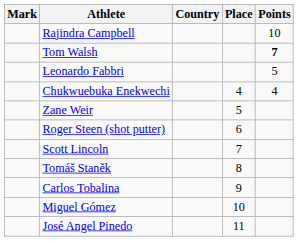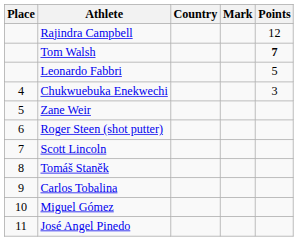columns swapped: (239, 14) <-> (22, 14)
(274, 33) 10 -> (274, 33) 12
(274, 91) 4 -> (274, 91) 3
